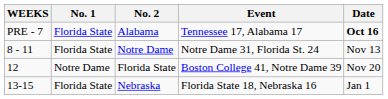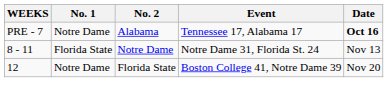(83, 31) Florida State -> (82, 31) Notre Dame
- row: (139, 85)
